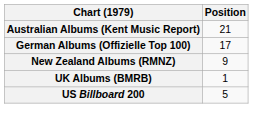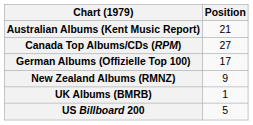+ row: (103, 45)
